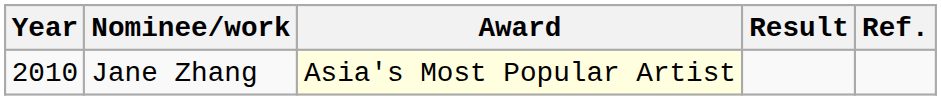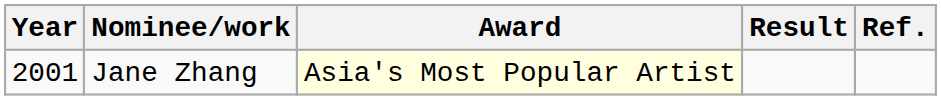(45, 73) 2010 -> (45, 73) 2001
